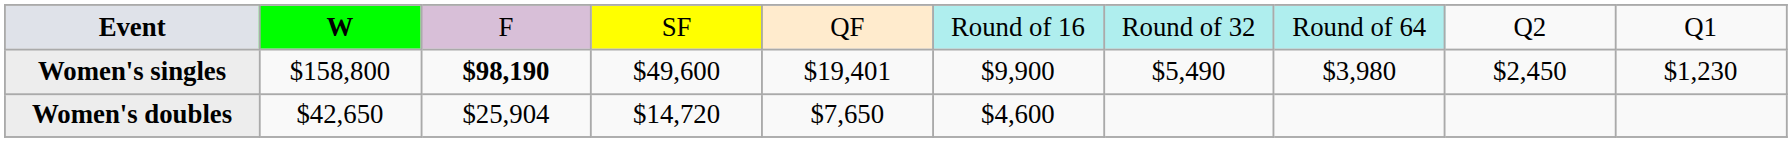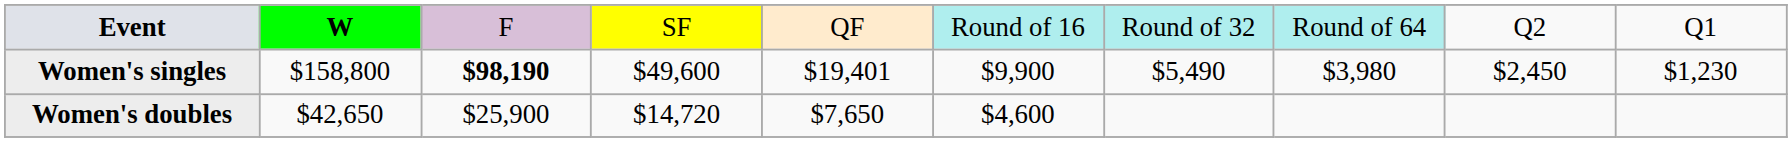(506, 115) $25,904 -> (506, 115) $25,900
